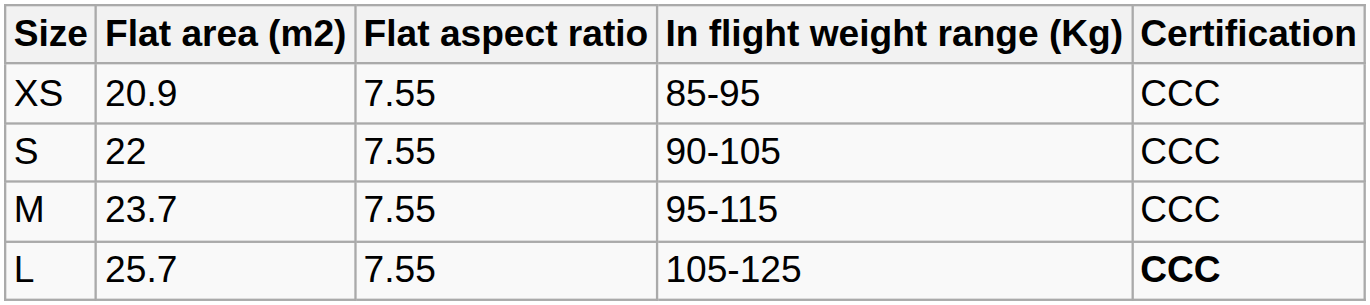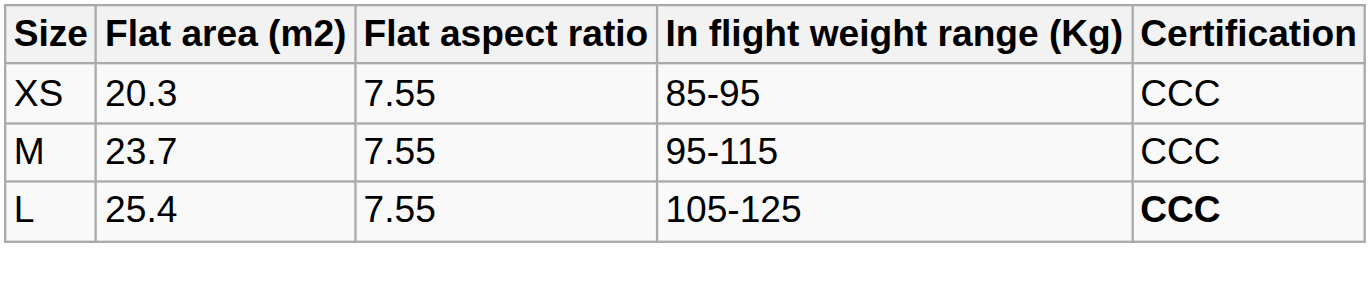(141, 92) 20.9 -> (141, 92) 20.3
- row: (26, 151)
(141, 269) 25.7 -> (141, 210) 25.4
